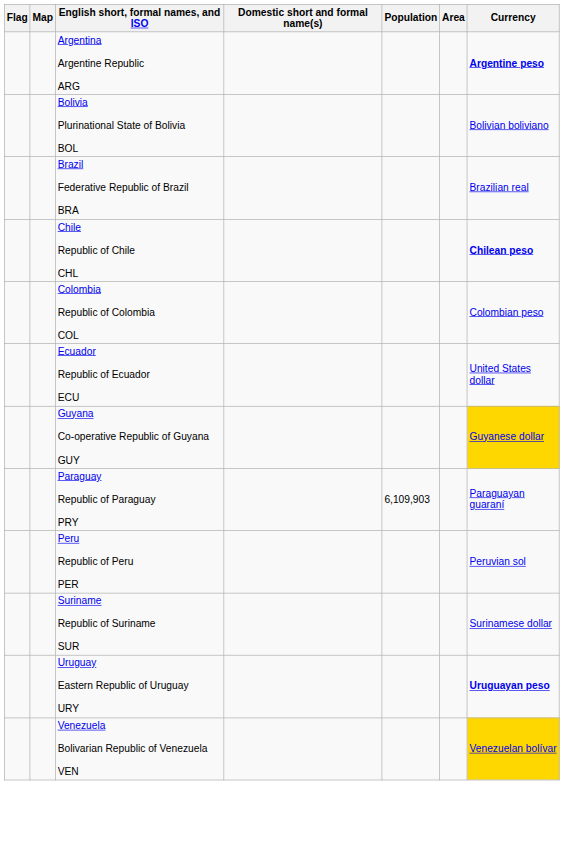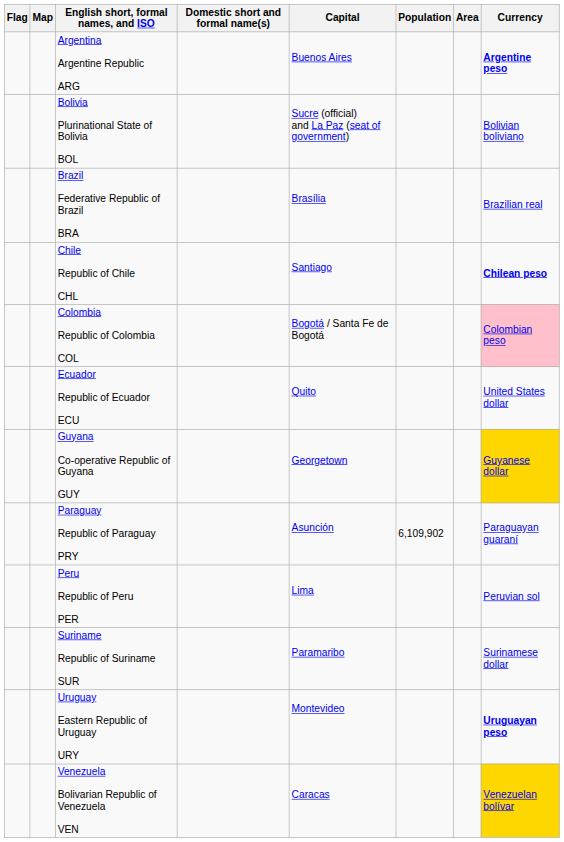+ column: (343, 18)
(506, 312) no background -> (508, 335) pink background
(407, 499) 6,109,903 -> (421, 534) 6,109,902
